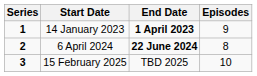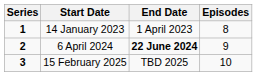(164, 29) bold -> (164, 29) normal
(226, 29) 9 -> (226, 29) 8
(226, 46) 8 -> (226, 46) 9
